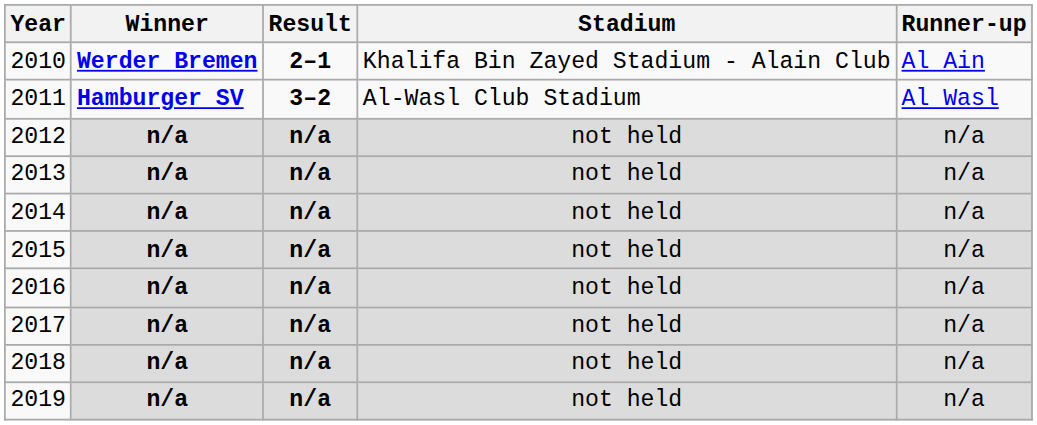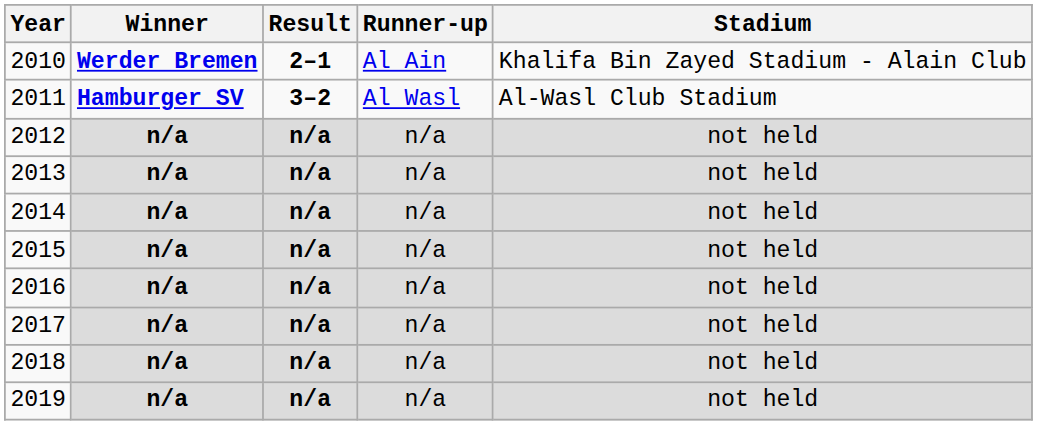columns swapped: (964, 24) <-> (627, 24)
